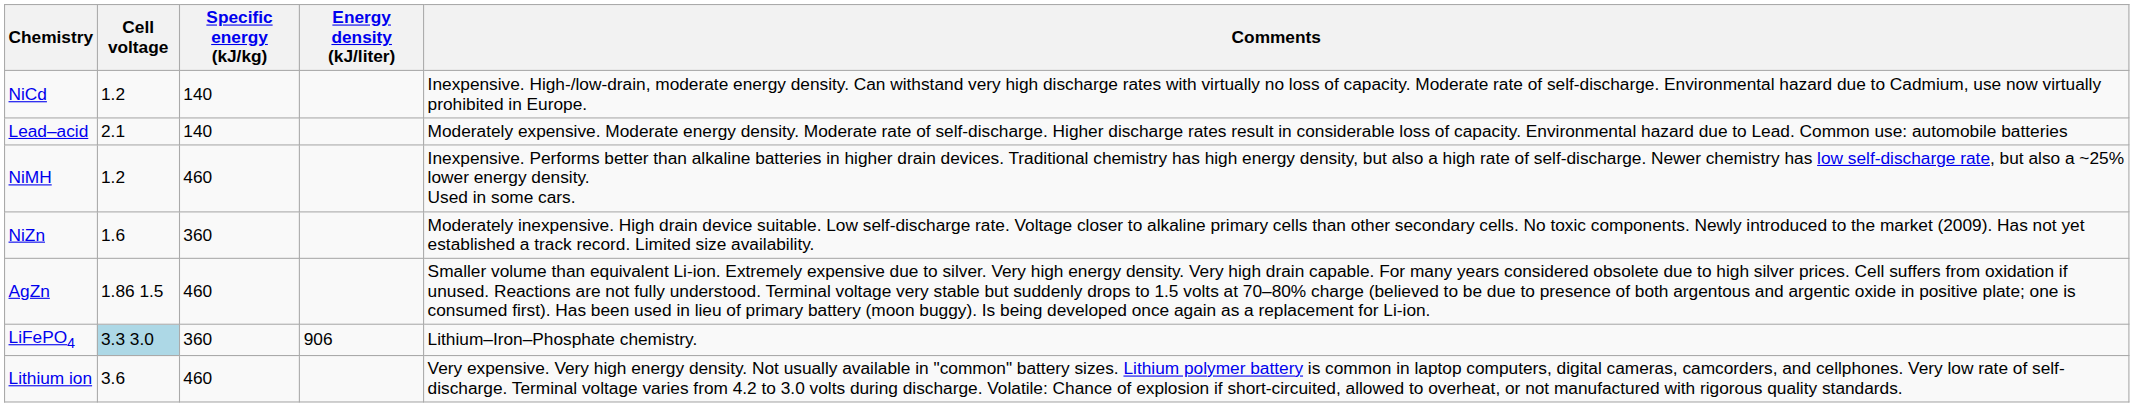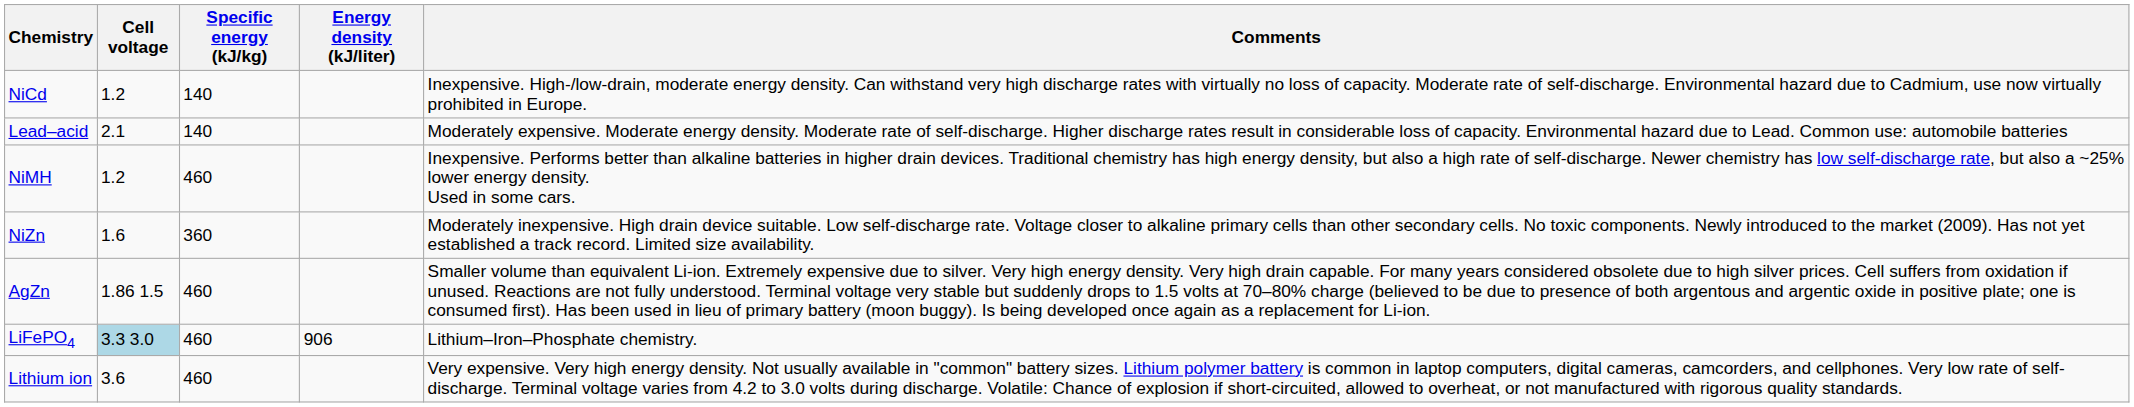(198, 339) 360 -> (198, 339) 460
